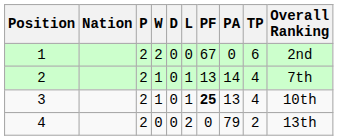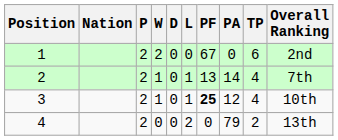(232, 101) 13 -> (232, 101) 12
